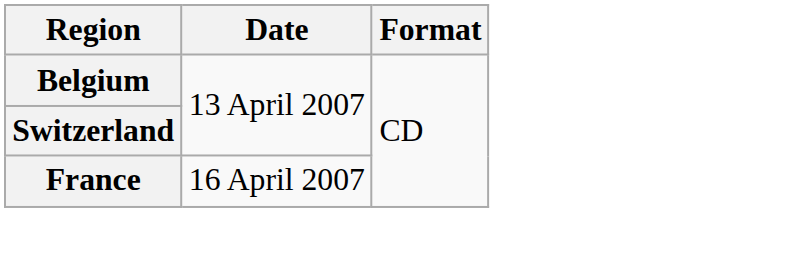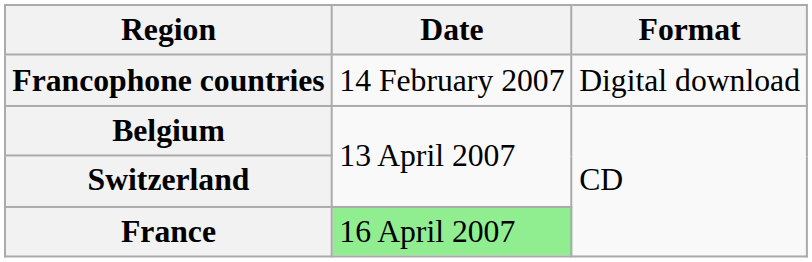+ row: (168, 79)
(277, 180) no background -> (427, 230) lightgreen background
